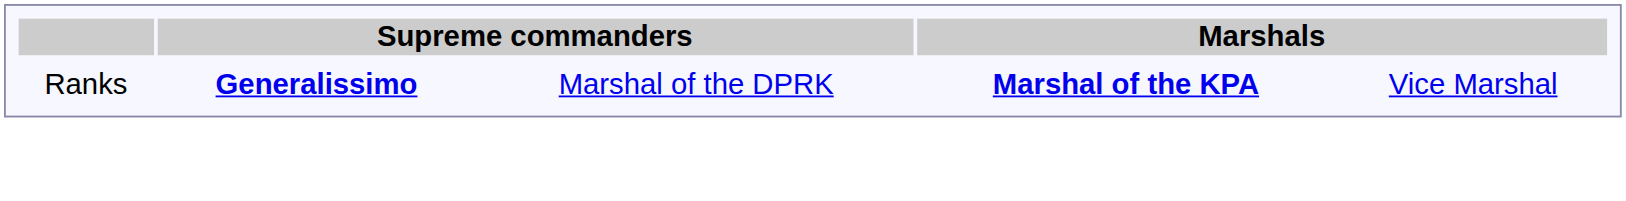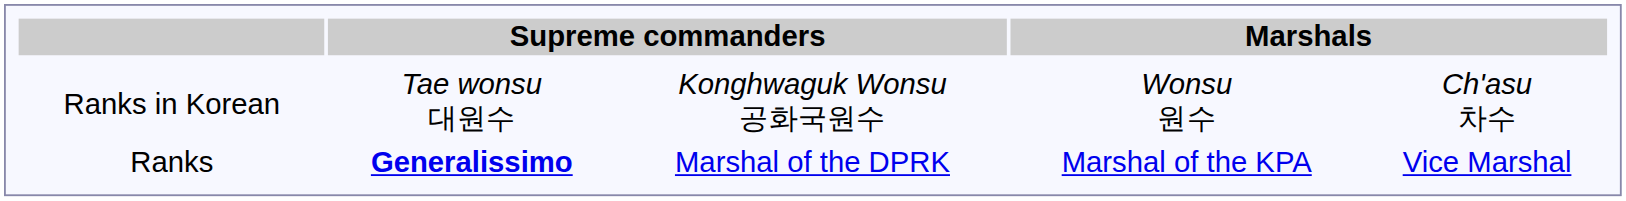+ row: (172, 103)
(1126, 84) bold -> (1187, 162) normal
